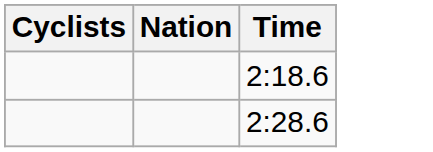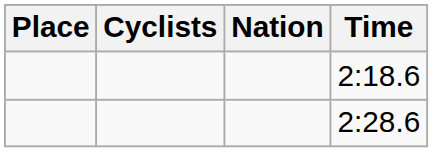+ column: (51, 28)
